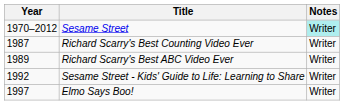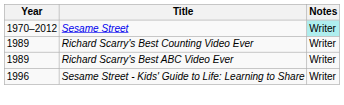(18, 44) 1987 -> (18, 44) 1989
(18, 76) 1992 -> (18, 76) 1996
- row: (98, 92)
